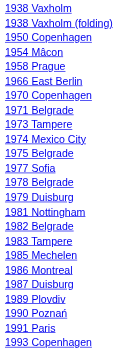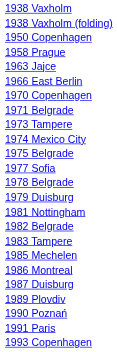- row: (34, 52)
+ row: (31, 67)
